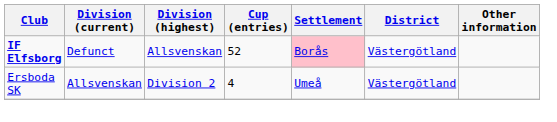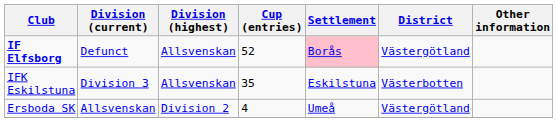+ row: (41, 83)
